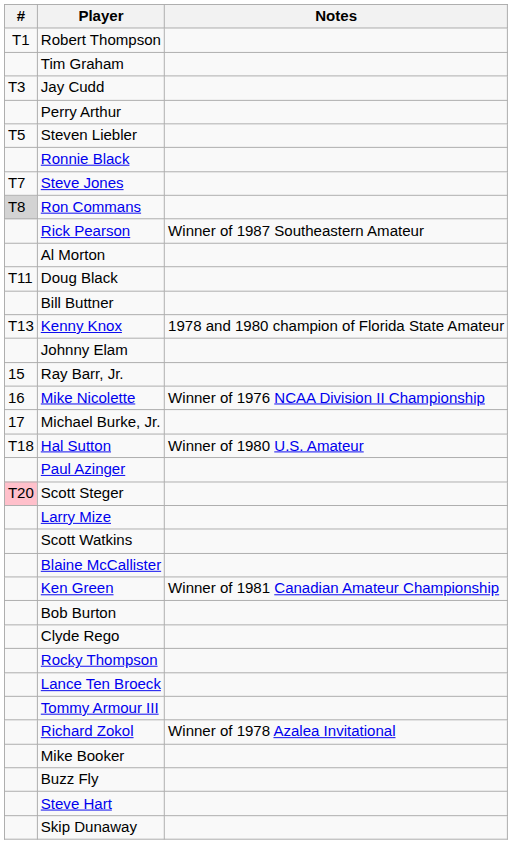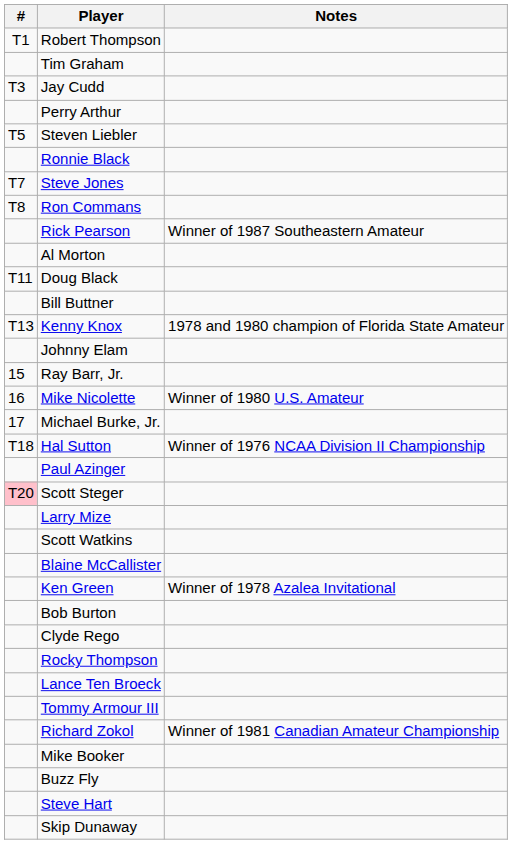(17, 207) lightgrey background -> (17, 207) no background
(327, 398) Winner of 1976 NCAA Division II Championship -> (266, 398) Winner of 1980 U.S. Amateur
(266, 445) Winner of 1980 U.S. Amateur -> (327, 445) Winner of 1976 NCAA Division II Championship
(334, 588) Winner of 1981 Canadian Amateur Championship -> (282, 588) Winner of 1978 Azalea Invitational
(282, 732) Winner of 1978 Azalea Invitational -> (334, 732) Winner of 1981 Canadian Amateur Championship
